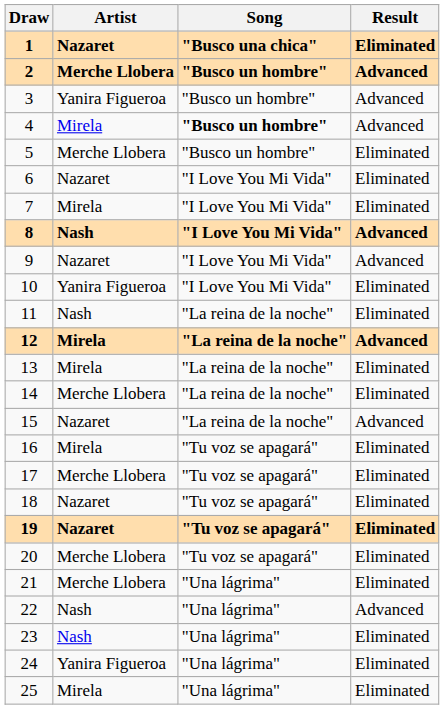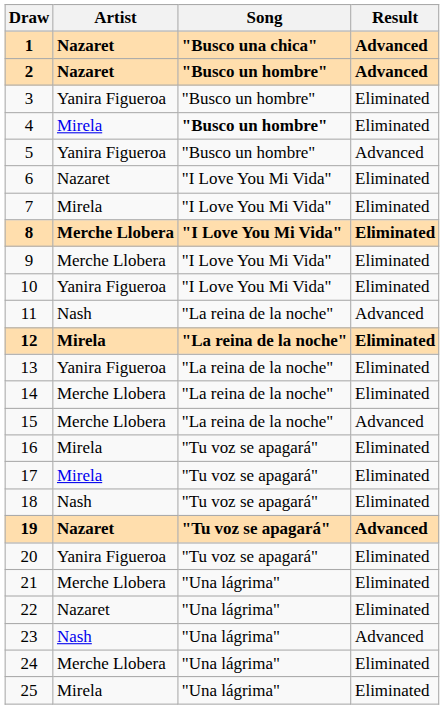(395, 44) Eliminated -> (391, 44) Advanced
(115, 71) Merche Llobera -> (86, 71) Nazaret
(389, 98) Advanced -> (392, 98) Eliminated
(389, 125) Advanced -> (392, 125) Eliminated
(111, 152) Merche Llobera -> (111, 152) Yanira Figueroa
(392, 152) Eliminated -> (389, 152) Advanced
(75, 233) Nash -> (115, 233) Merche Llobera
(391, 233) Advanced -> (395, 233) Eliminated
(83, 260) Nazaret -> (111, 260) Merche Llobera
(389, 260) Advanced -> (392, 260) Eliminated
(392, 313) Eliminated -> (389, 313) Advanced
(391, 340) Advanced -> (395, 340) Eliminated
(80, 367) Mirela -> (111, 367) Yanira Figueroa
(83, 421) Nazaret -> (111, 421) Merche Llobera
(111, 475) Merche Llobera -> (80, 475) Mirela
(83, 502) Nazaret -> (74, 502) Nash
(395, 529) Eliminated -> (391, 529) Advanced
(111, 555) Merche Llobera -> (111, 555) Yanira Figueroa
(74, 609) Nash -> (83, 609) Nazaret
(389, 609) Advanced -> (392, 609) Eliminated
(392, 636) Eliminated -> (389, 636) Advanced
(111, 663) Yanira Figueroa -> (111, 663) Merche Llobera
